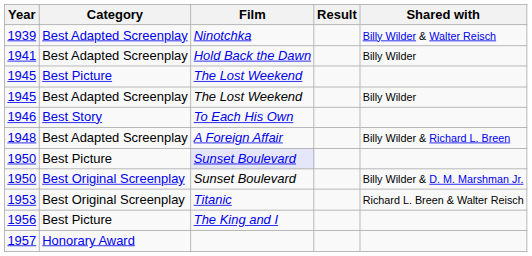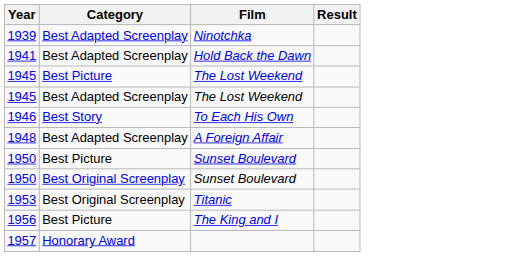- column: (443, 14)
(245, 158) lavender background -> (245, 158) no background
